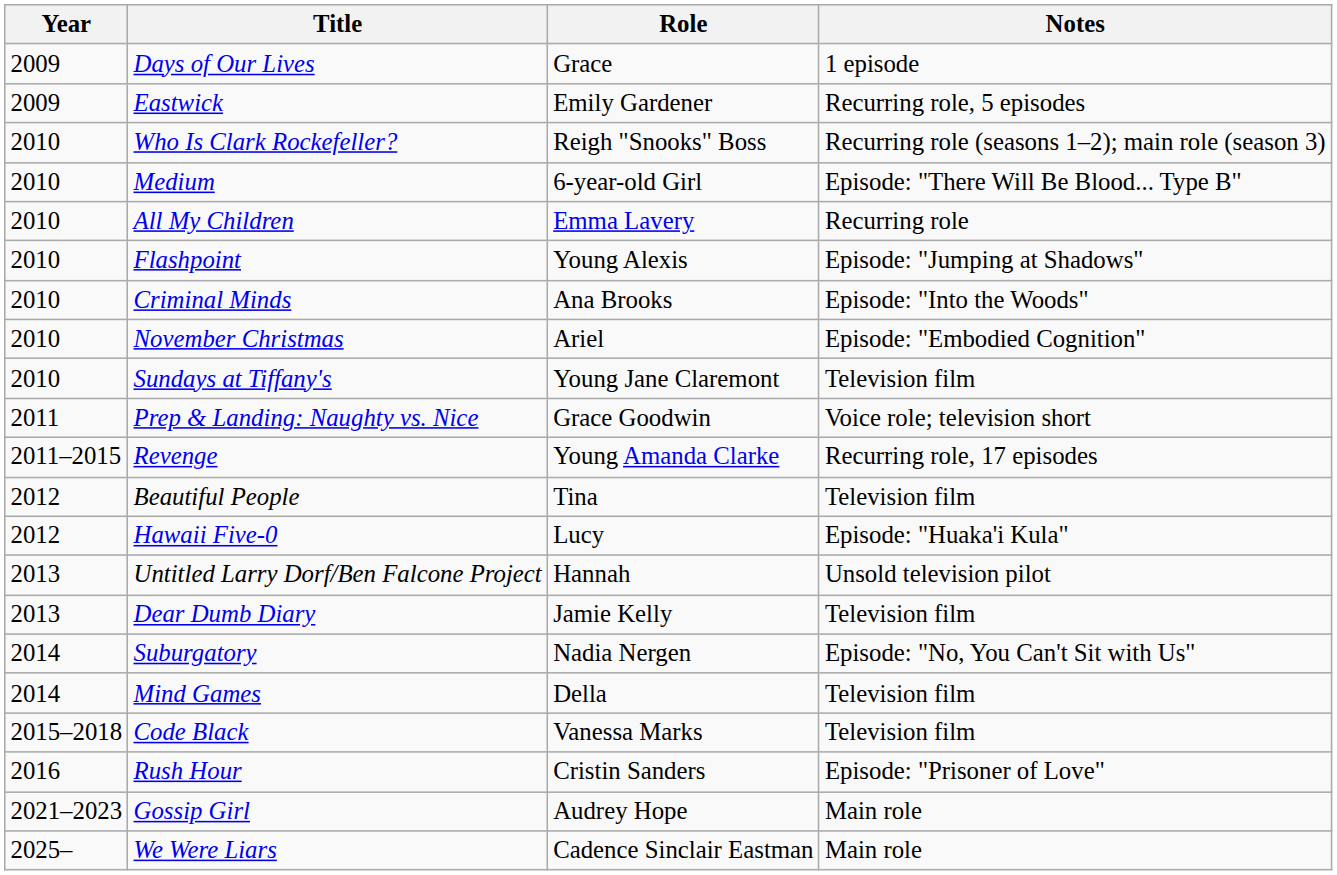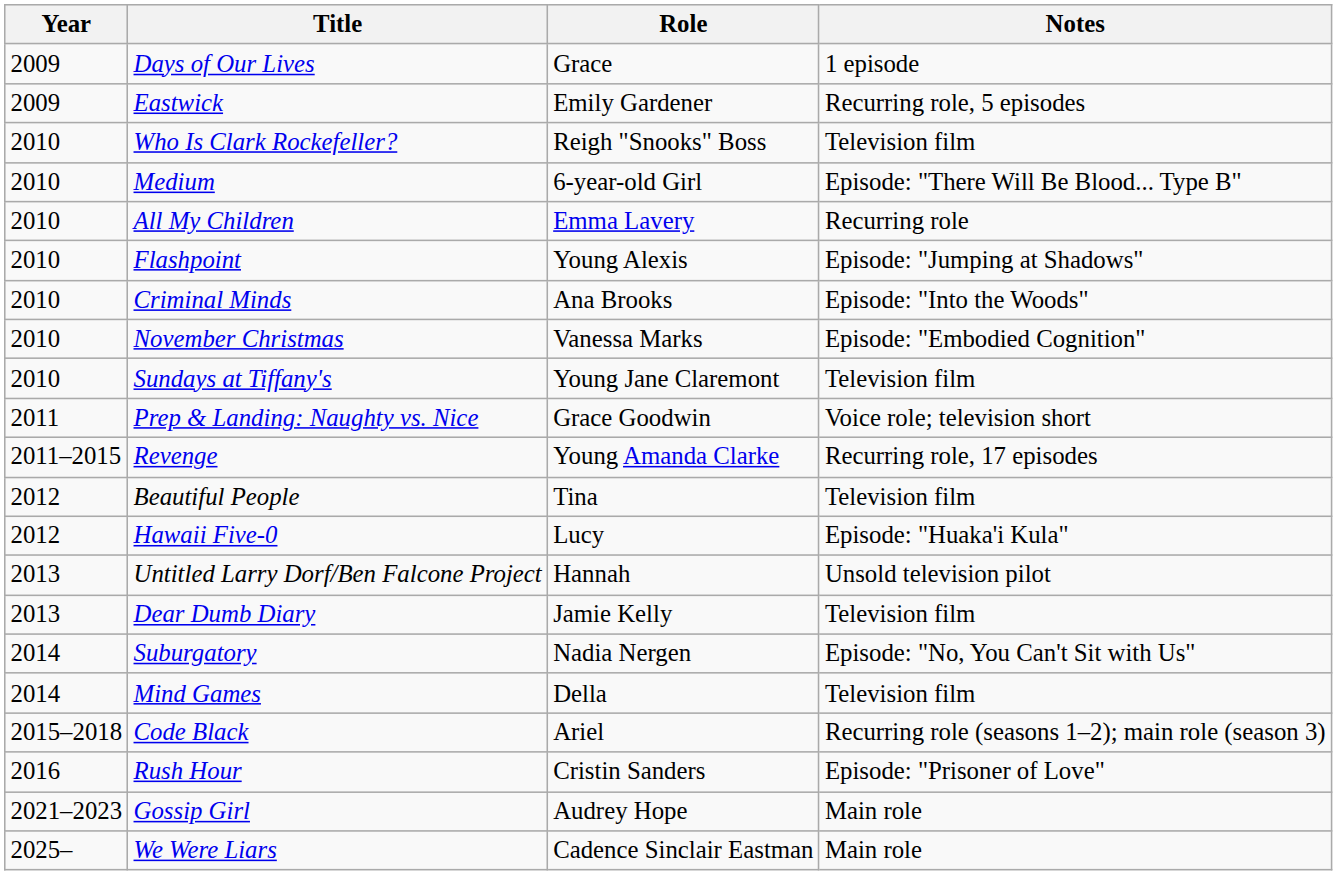(1075, 142) Recurring role (seasons 1–2); main role (season 3) -> (900, 142) Television film
(579, 338) Ariel -> (628, 338) Vanessa Marks
(628, 732) Vanessa Marks -> (579, 732) Ariel
(900, 732) Television film -> (1075, 732) Recurring role (seasons 1–2); main role (season 3)
